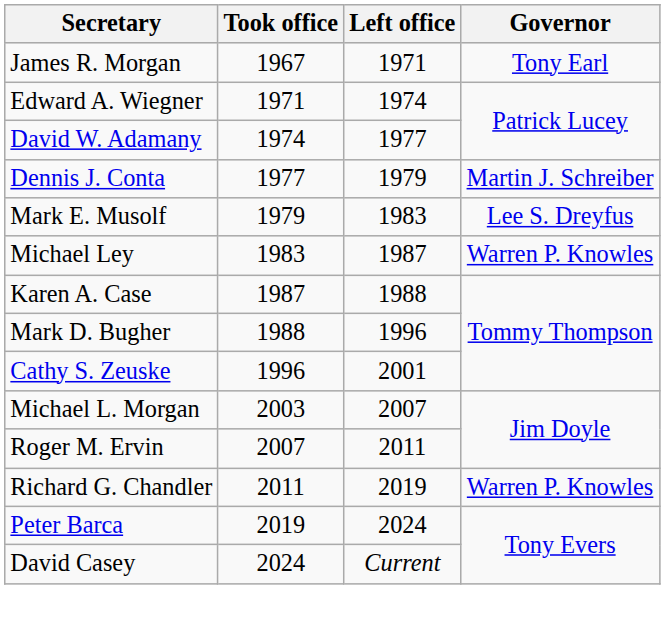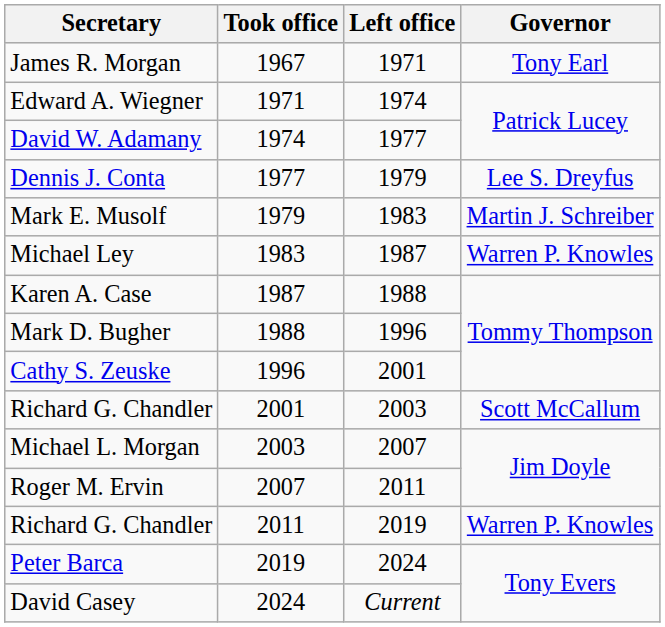(560, 178) Martin J. Schreiber -> (560, 178) Lee S. Dreyfus
(560, 216) Lee S. Dreyfus -> (560, 216) Martin J. Schreiber
+ row: (111, 409)
